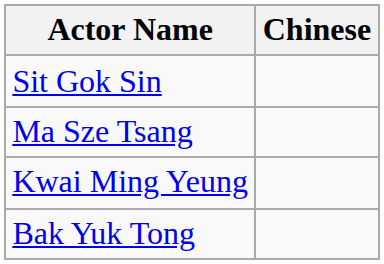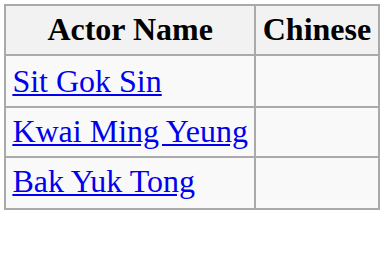- row: (102, 131)
